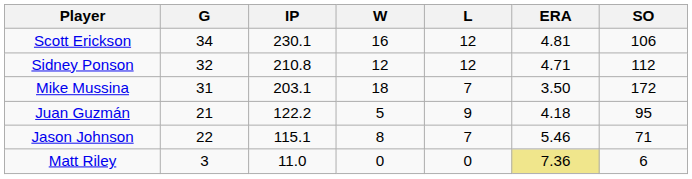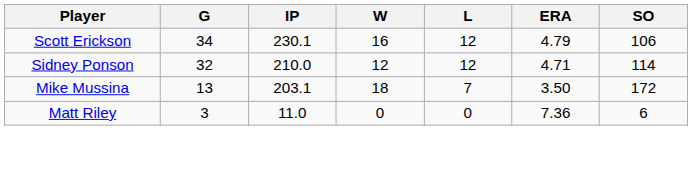(556, 40) 4.81 -> (556, 40) 4.79
(292, 64) 210.8 -> (292, 64) 210.0
(643, 64) 112 -> (643, 64) 114
(204, 88) 31 -> (204, 88) 13
- row: (83, 112)
- row: (83, 137)
(556, 161) khaki background -> (556, 112) no background
